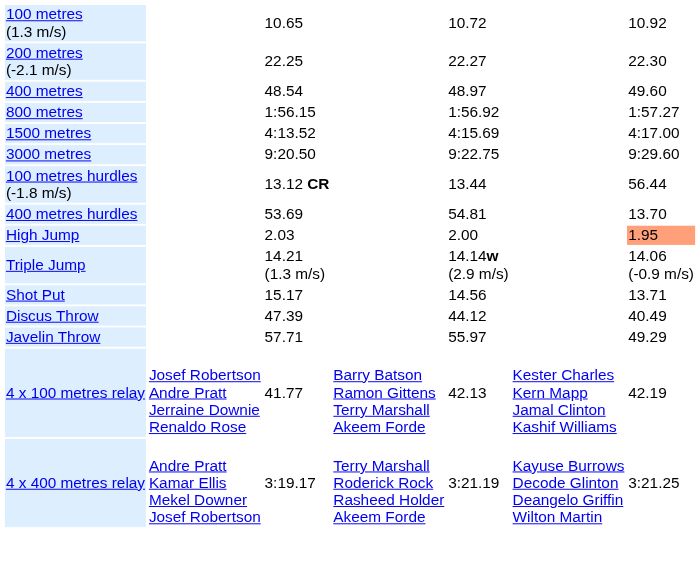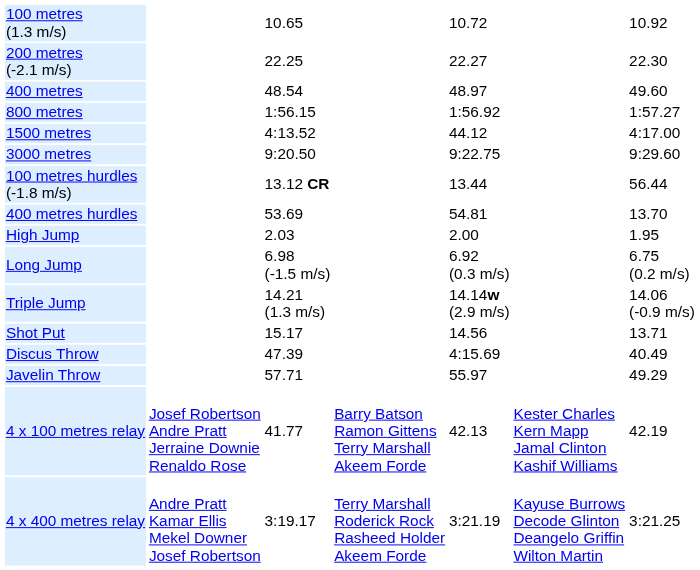(474, 133) 4:15.69 -> (468, 133) 44.12
(643, 235) lightsalmon background -> (644, 235) no background
+ row: (44, 265)
(467, 315) 44.12 -> (475, 354) 4:15.69
